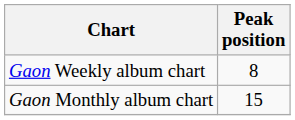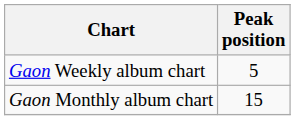(254, 70) 8 -> (254, 70) 5
